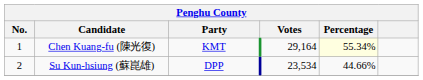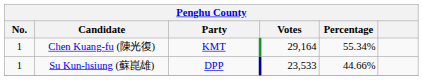(359, 47) lightyellow background -> (359, 47) no background
(19, 66) 2 -> (19, 66) 1
(302, 66) 23,534 -> (302, 66) 23,533
